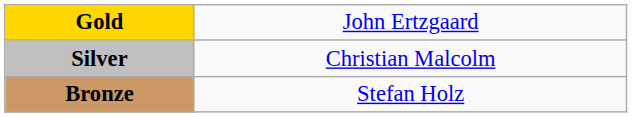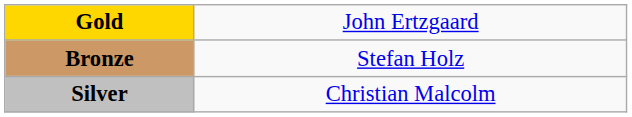rows swapped: (99, 58) <-> (99, 93)
